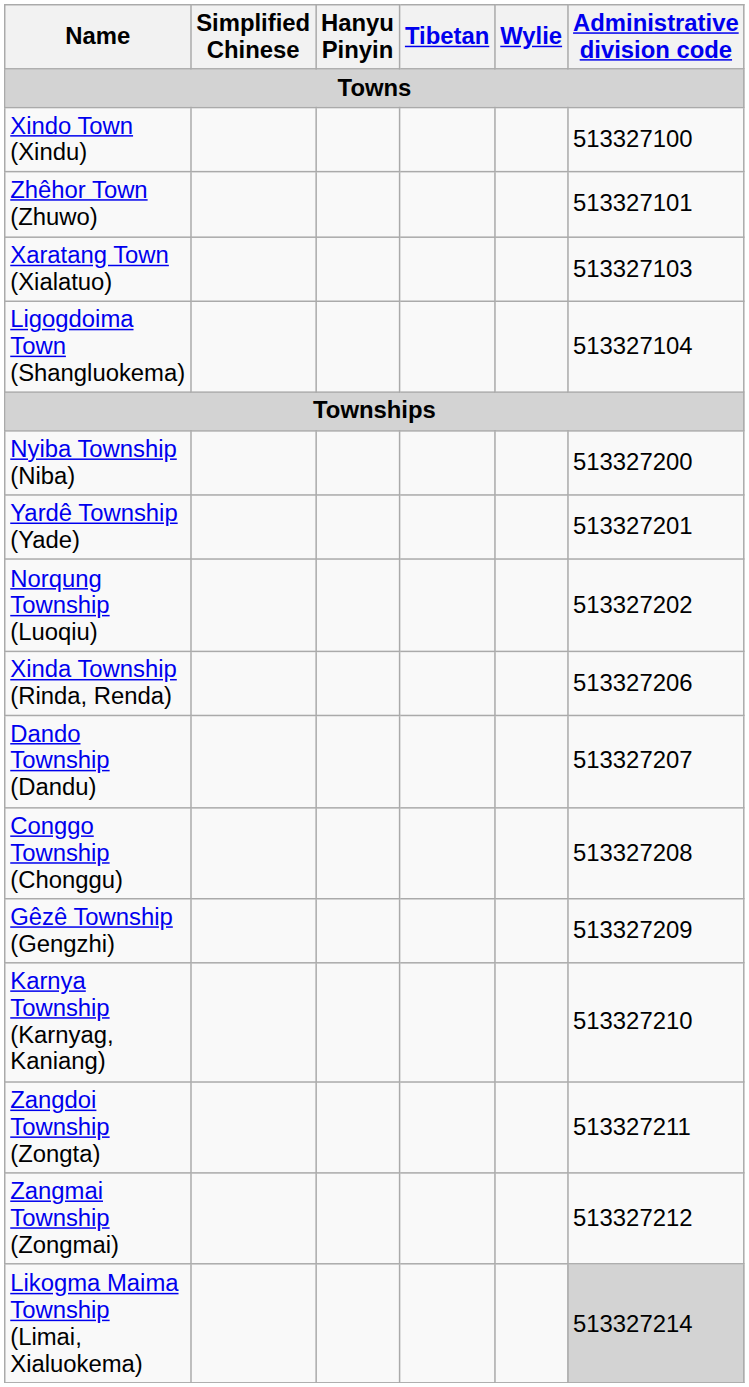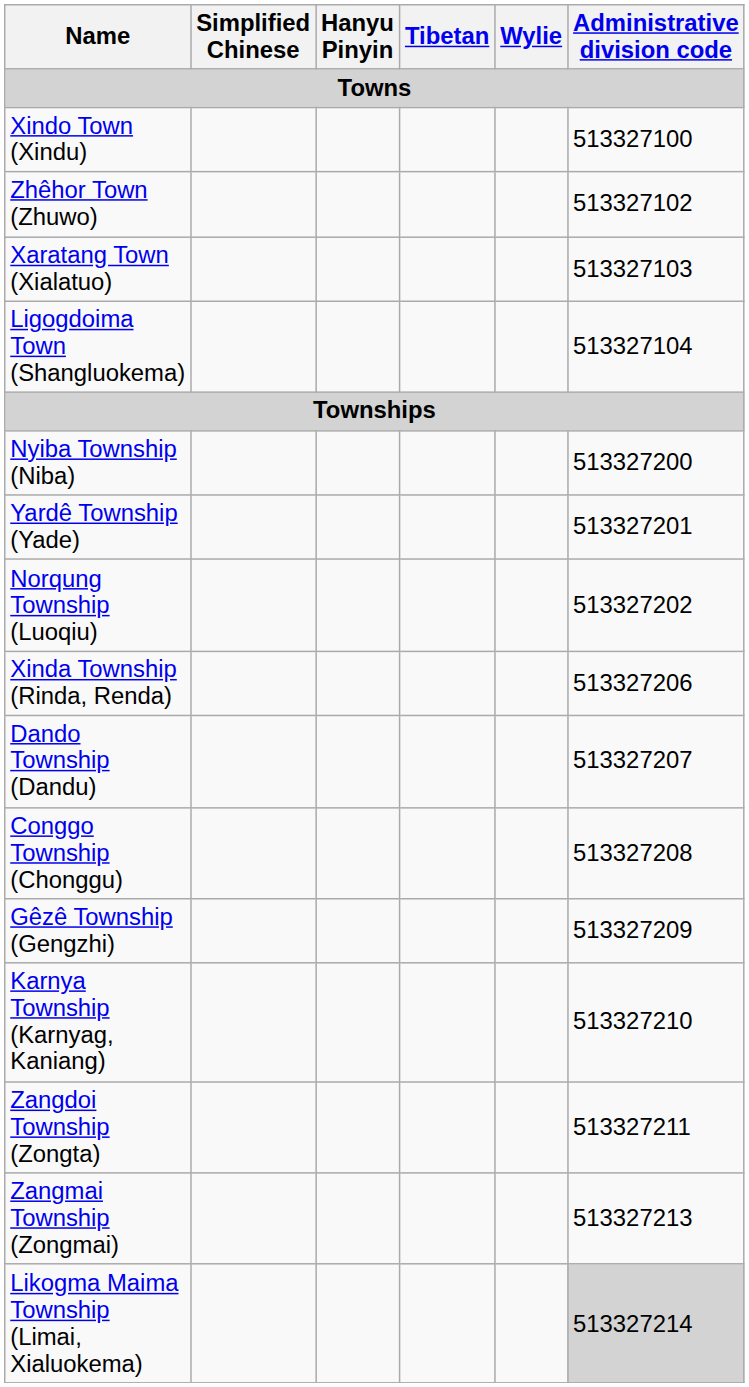(633, 203) 513327101 -> (633, 203) 513327102
(633, 1218) 513327212 -> (633, 1218) 513327213
